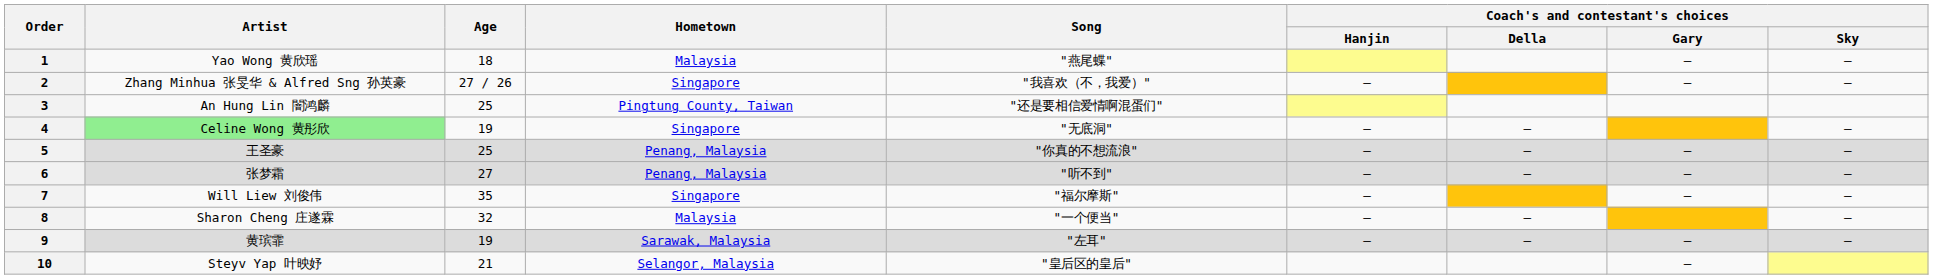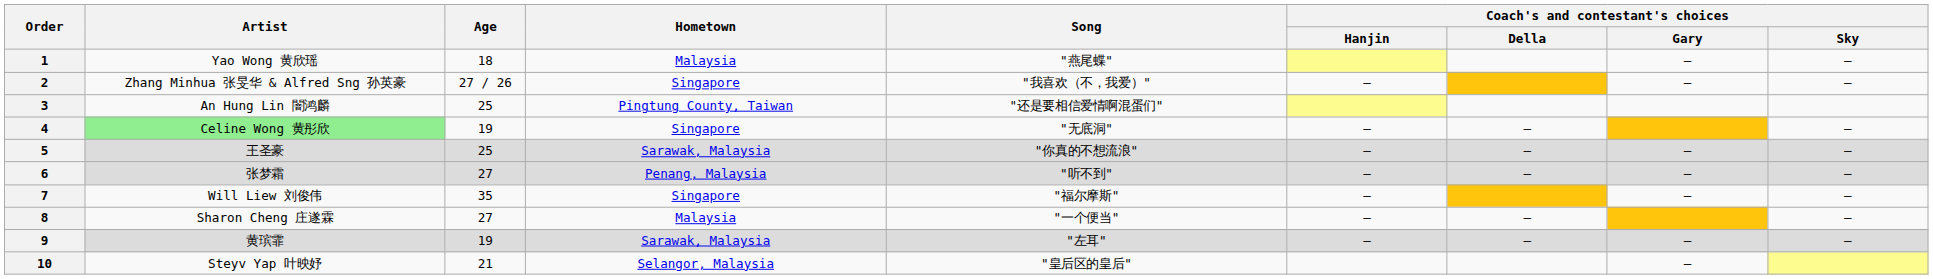(706, 151) Penang, Malaysia -> (706, 151) Sarawak, Malaysia
(485, 218) 32 -> (485, 218) 27
